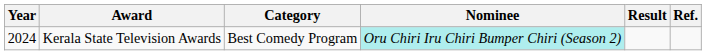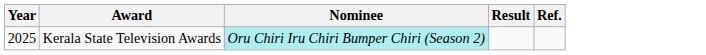- column: (292, 15)
(22, 38) 2024 -> (22, 38) 2025
